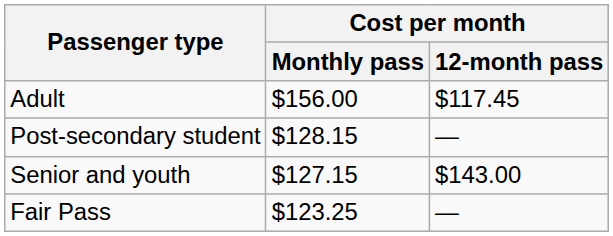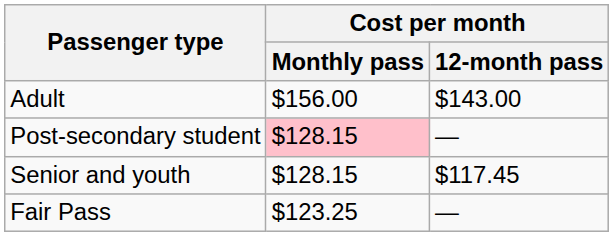(477, 99) $117.45 -> (478, 99) $143.00
(315, 136) no background -> (315, 136) pink background
(315, 174) $127.15 -> (315, 174) $128.15
(478, 174) $143.00 -> (477, 174) $117.45
